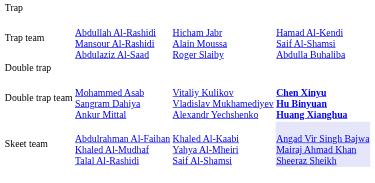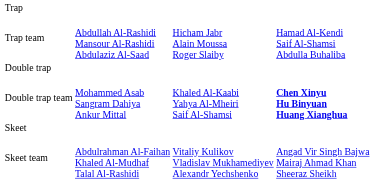(223, 103) Vitaliy Kulikov Vladislav Mukhamediyev Alexandr Yechshenko -> (206, 103) Khaled Al-Kaabi Yahya Al-Mheiri Saif Al-Shamsi
+ row: (16, 128)
(206, 150) Khaled Al-Kaabi Yahya Al-Mheiri Saif Al-Shamsi -> (223, 163) Vitaliy Kulikov Vladislav Mukhamediyev Alexandr Yechshenko
(323, 150) lavender background -> (323, 163) no background
